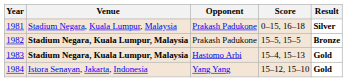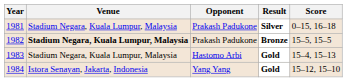columns swapped: (285, 12) <-> (327, 12)
(108, 55) bold -> (102, 55) normal
